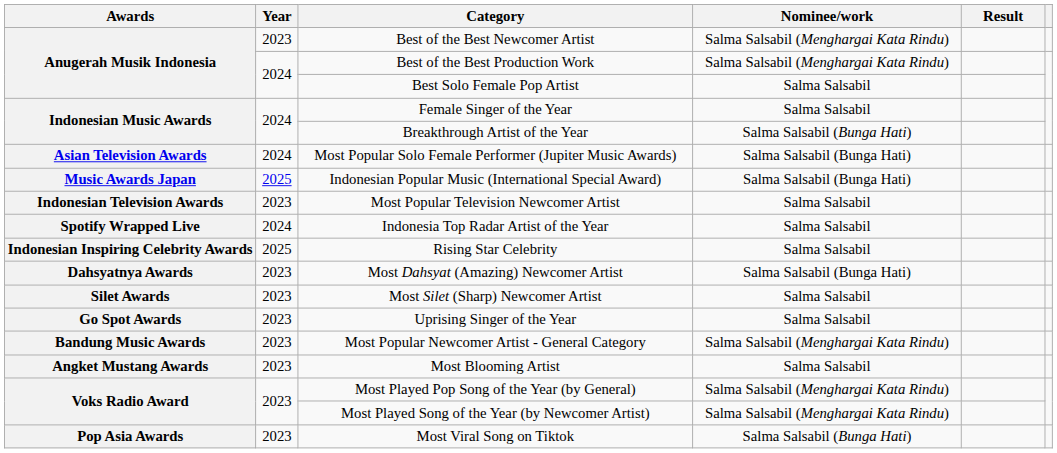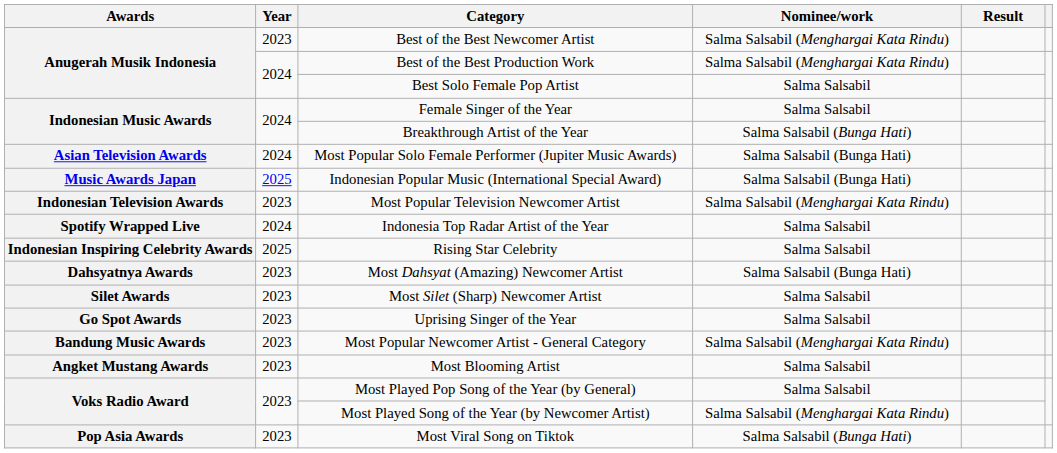(827, 202) Salma Salsabil -> (827, 202) Salma Salsabil (Menghargai Kata Rindu)
(827, 389) Salma Salsabil (Menghargai Kata Rindu) -> (827, 389) Salma Salsabil
